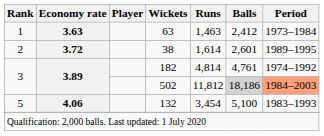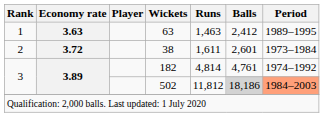(291, 31) 1973–1984 -> (291, 31) 1989–1995
(208, 49) 1,614 -> (208, 49) 1,611
(291, 49) 1989–1995 -> (291, 49) 1973–1984
- row: (168, 103)
